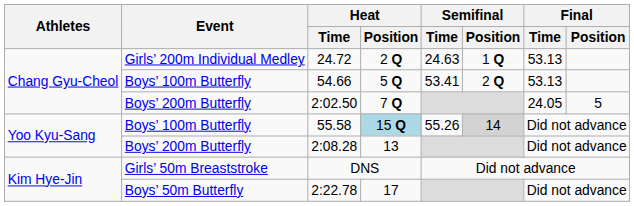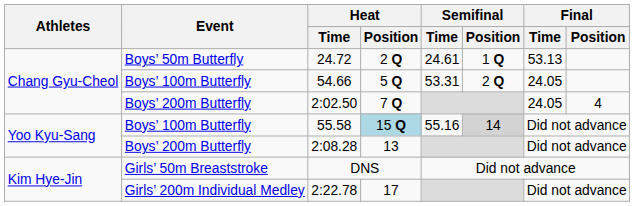(215, 59) Girls’ 200m Individual Medley -> (184, 59) Boys’ 50m Butterfly
(442, 59) 24.63 -> (442, 59) 24.61
(442, 81) 53.41 -> (442, 81) 53.31
(545, 81) 53.13 -> (545, 81) 24.05
(598, 103) 5 -> (598, 103) 4
(442, 125) 55.26 -> (442, 125) 55.16
(184, 191) Boys’ 50m Butterfly -> (215, 191) Girls’ 200m Individual Medley
